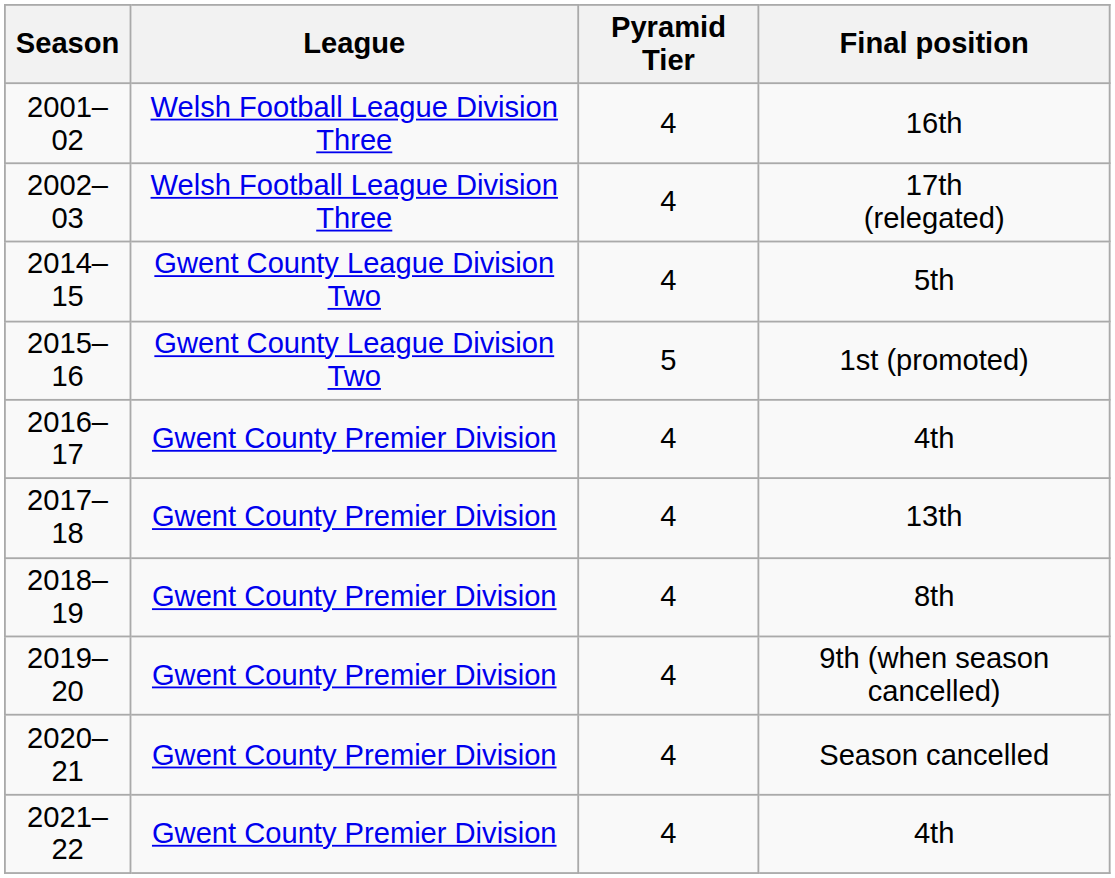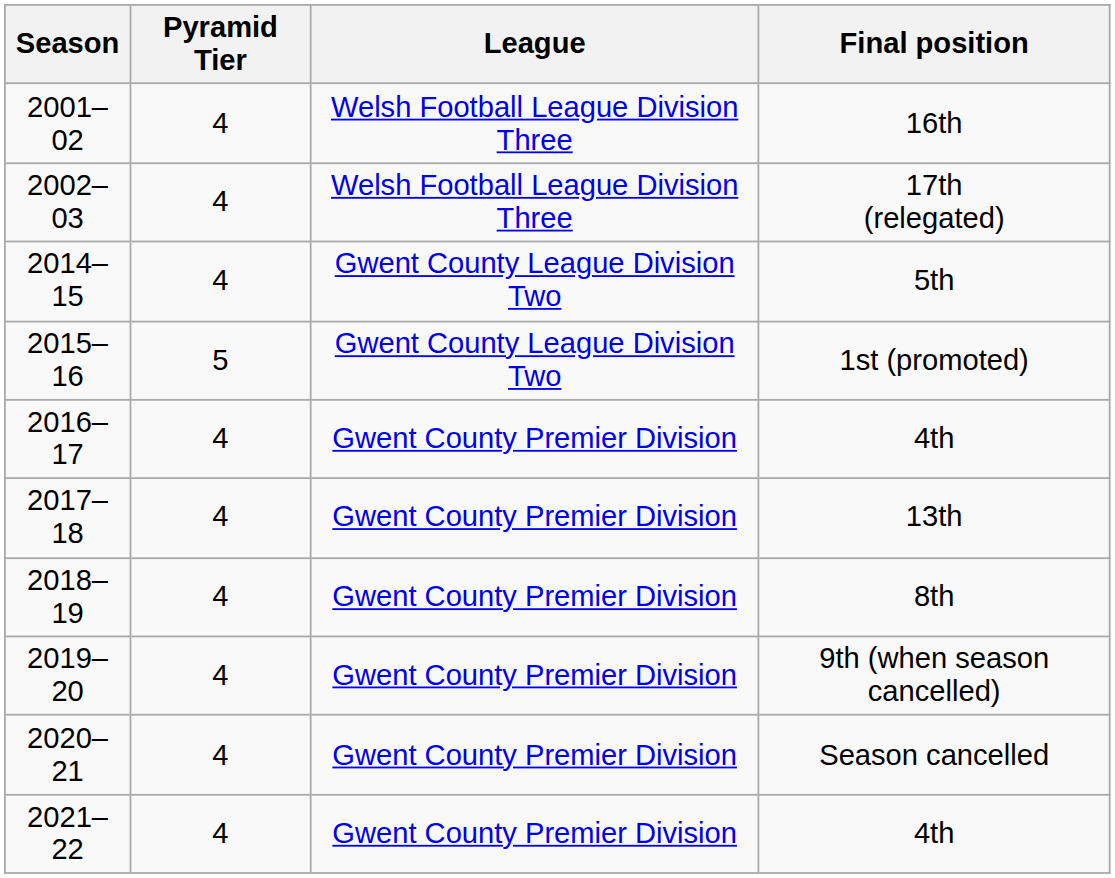columns swapped: (668, 43) <-> (354, 43)
